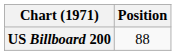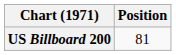(142, 38) 88 -> (142, 38) 81
